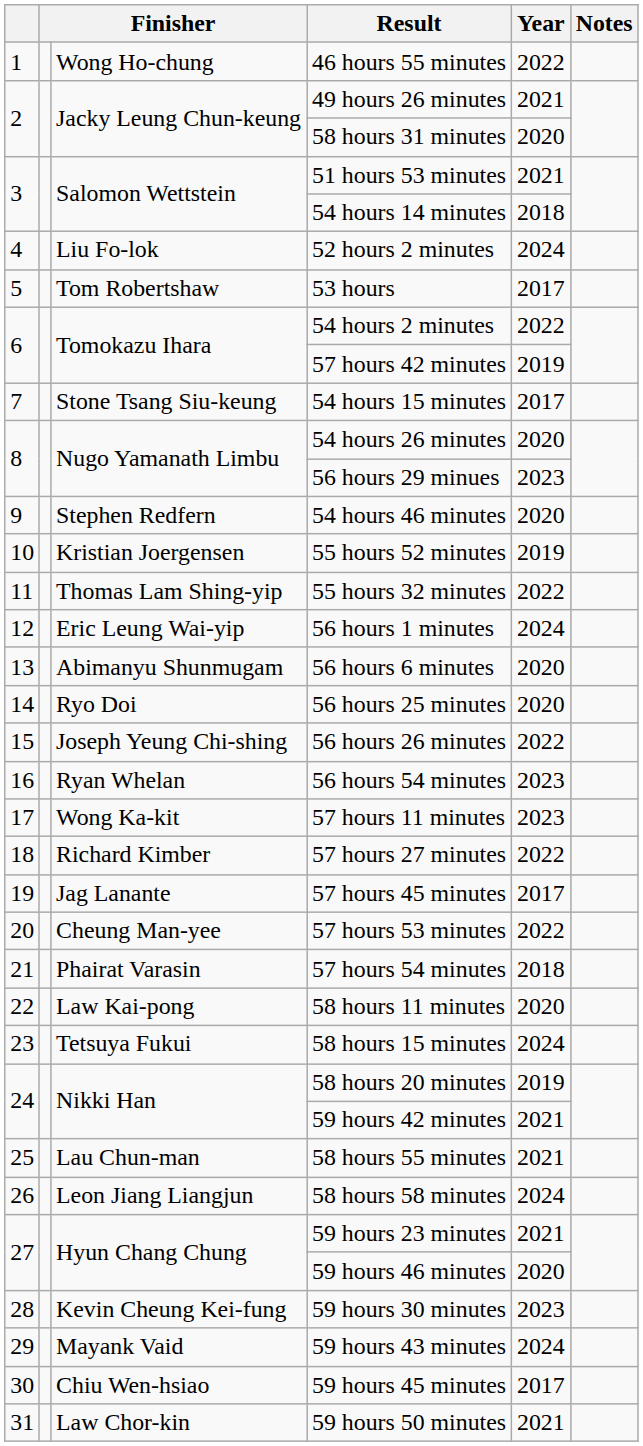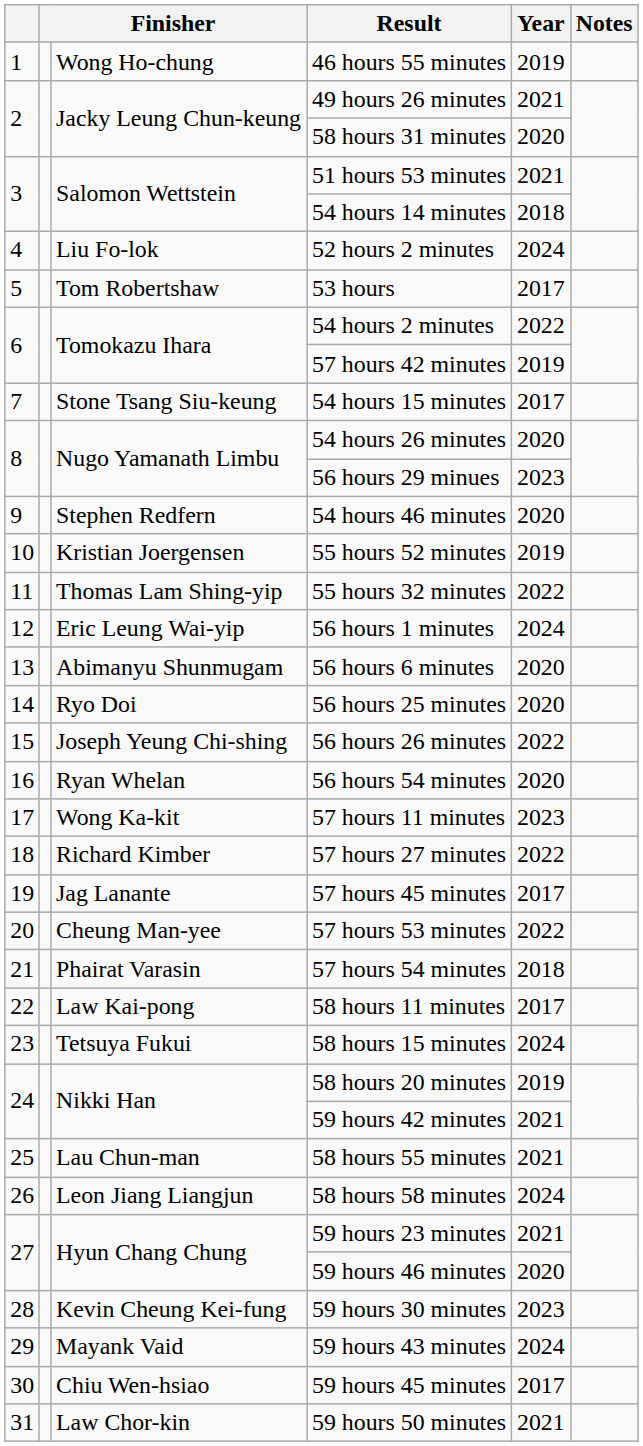(541, 61) 2022 -> (541, 61) 2019
(541, 779) 2023 -> (541, 779) 2020
(541, 1006) 2020 -> (541, 1006) 2017
